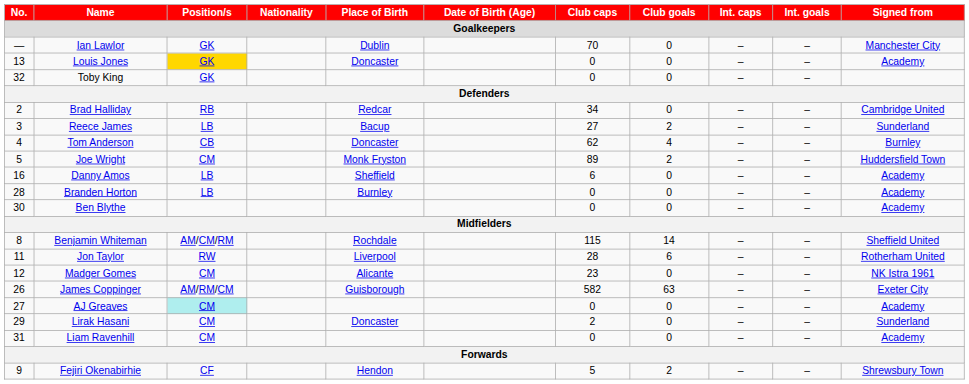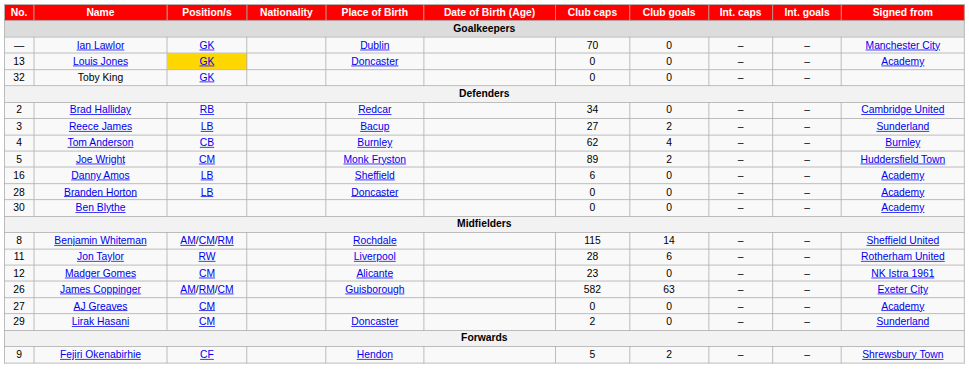(375, 142) Doncaster -> (375, 142) Burnley
(375, 191) Burnley -> (375, 191) Doncaster
(207, 305) paleturquoise background -> (207, 305) no background
- row: (100, 338)
